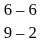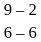rows swapped: (20, 32) <-> (20, 9)
